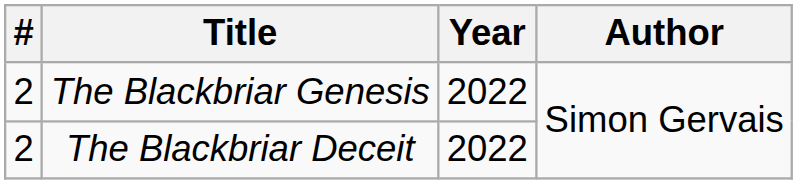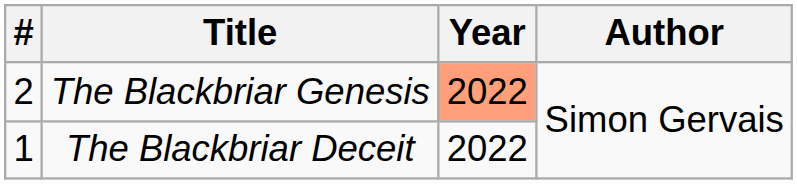(487, 91) no background -> (487, 91) lightsalmon background
(24, 149) 2 -> (24, 149) 1
